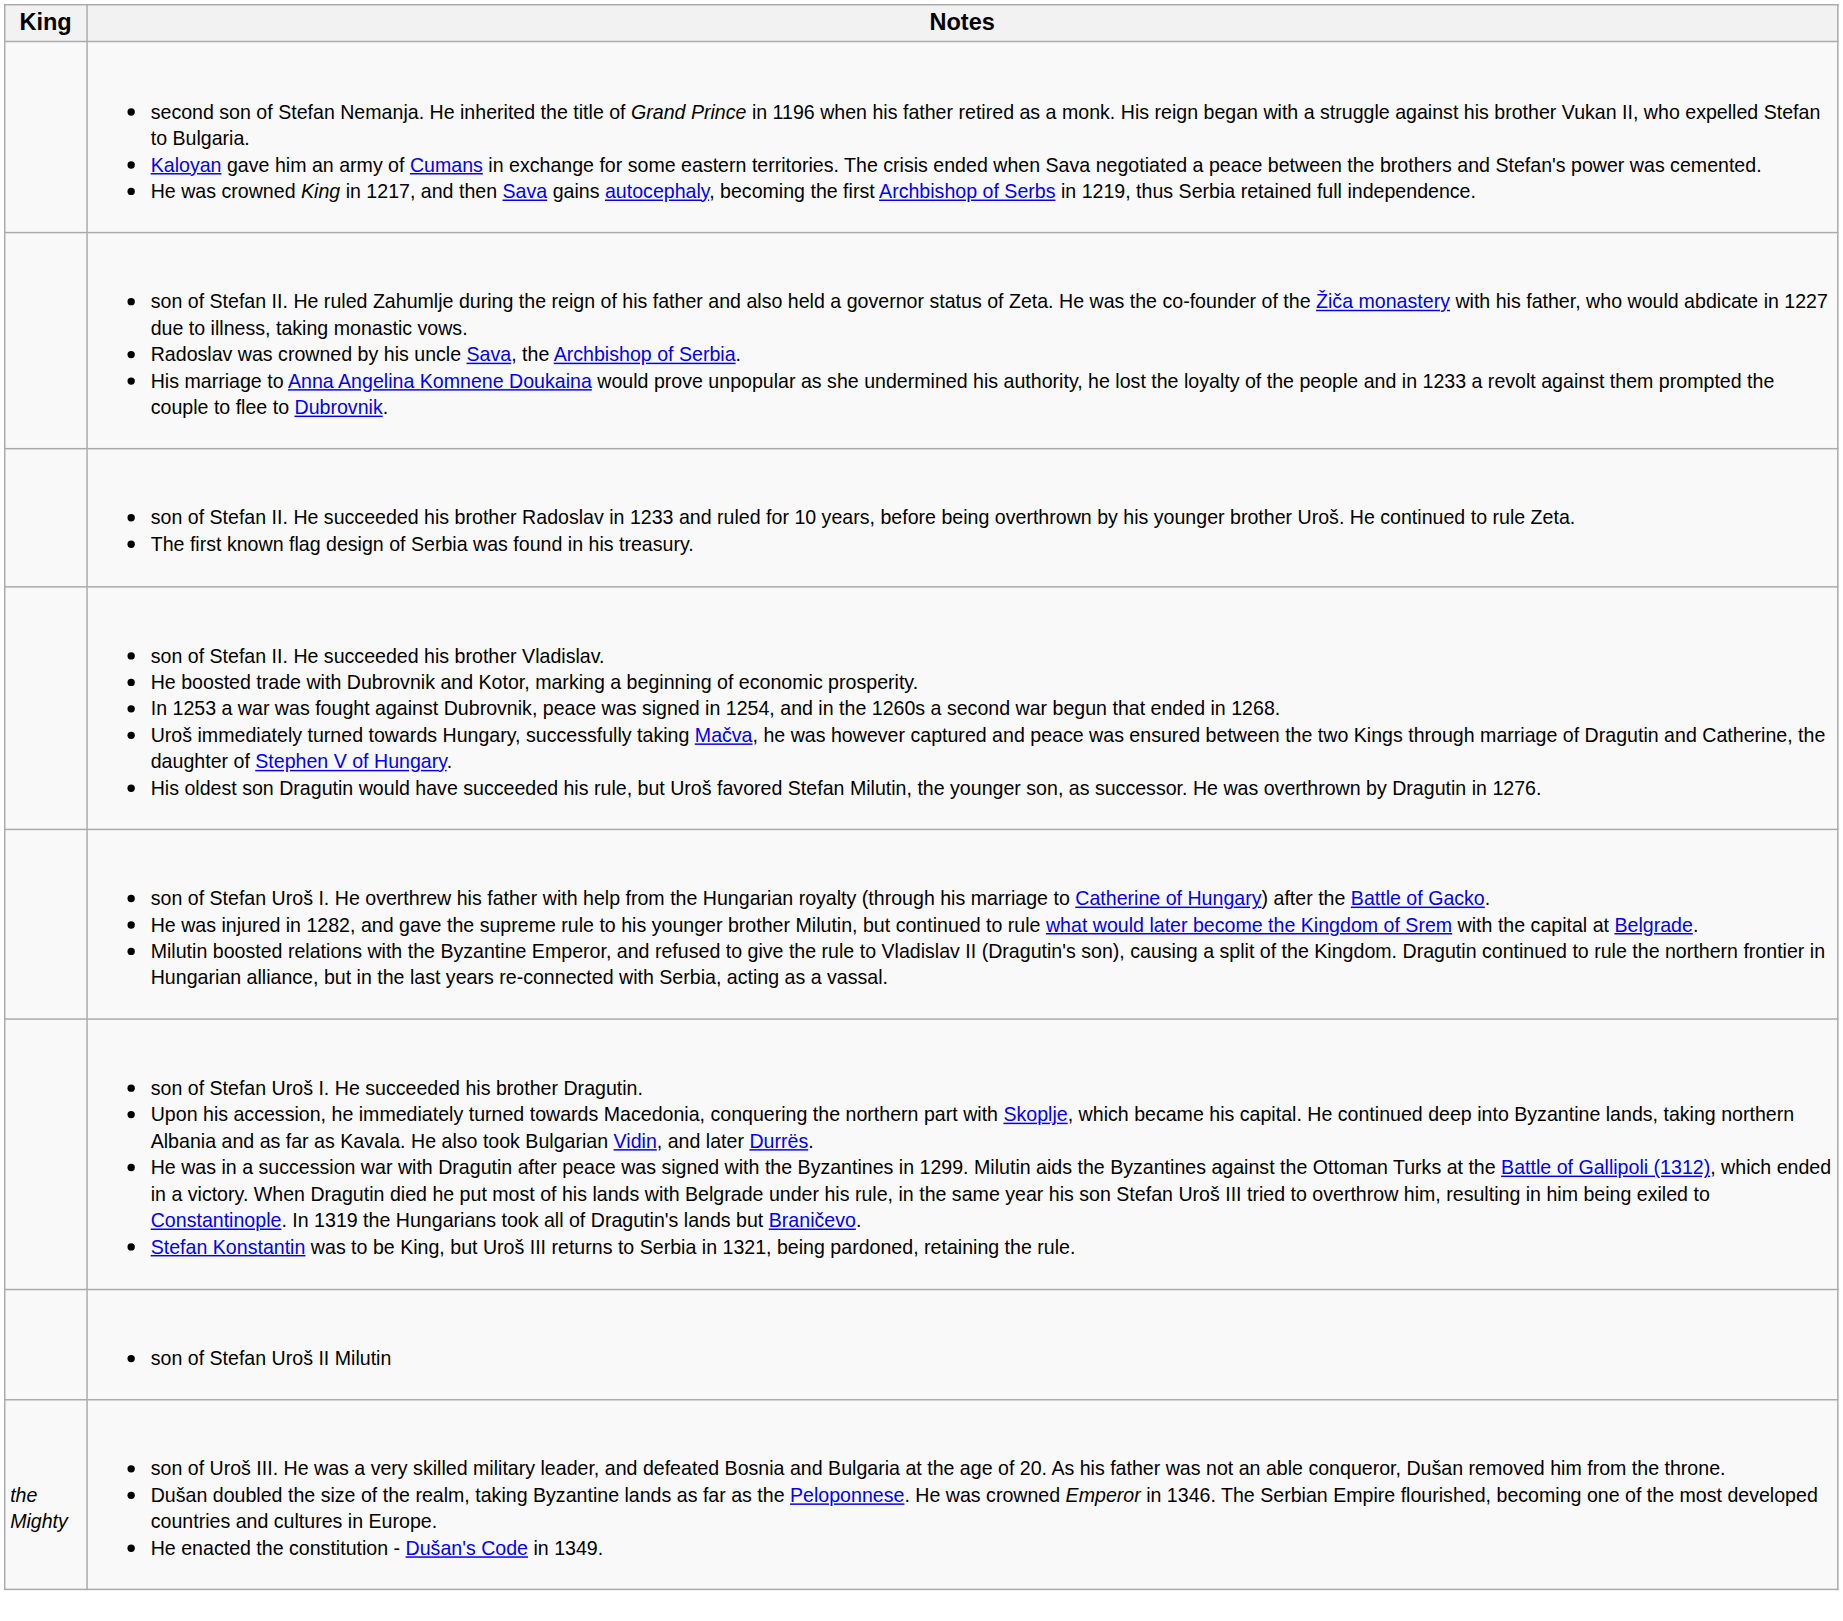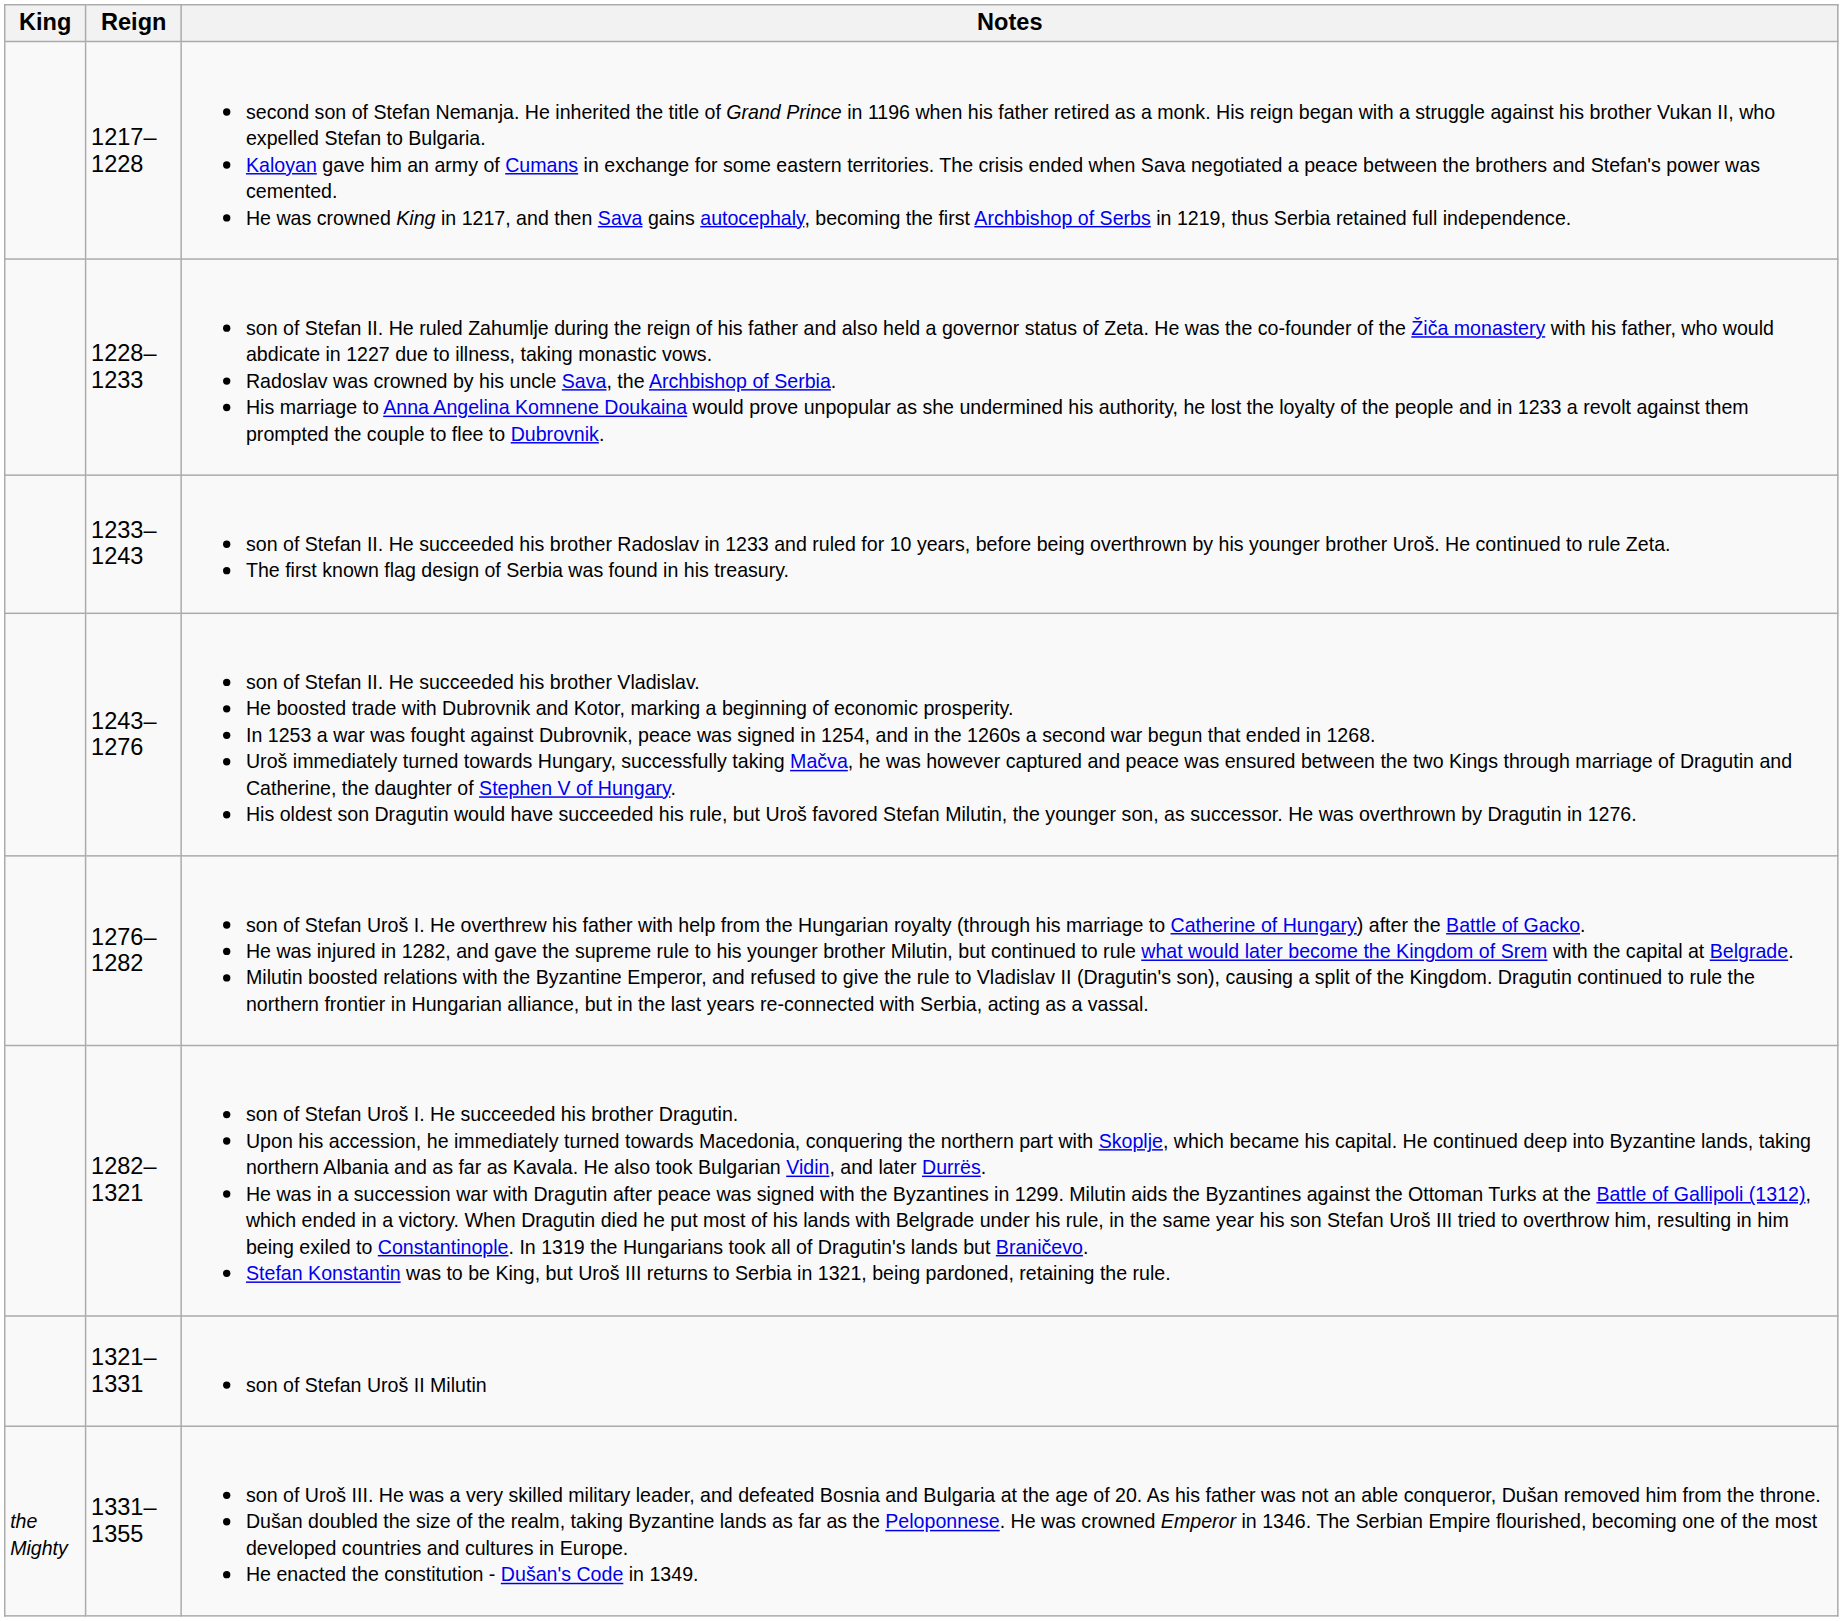+ column: (134, 23)
